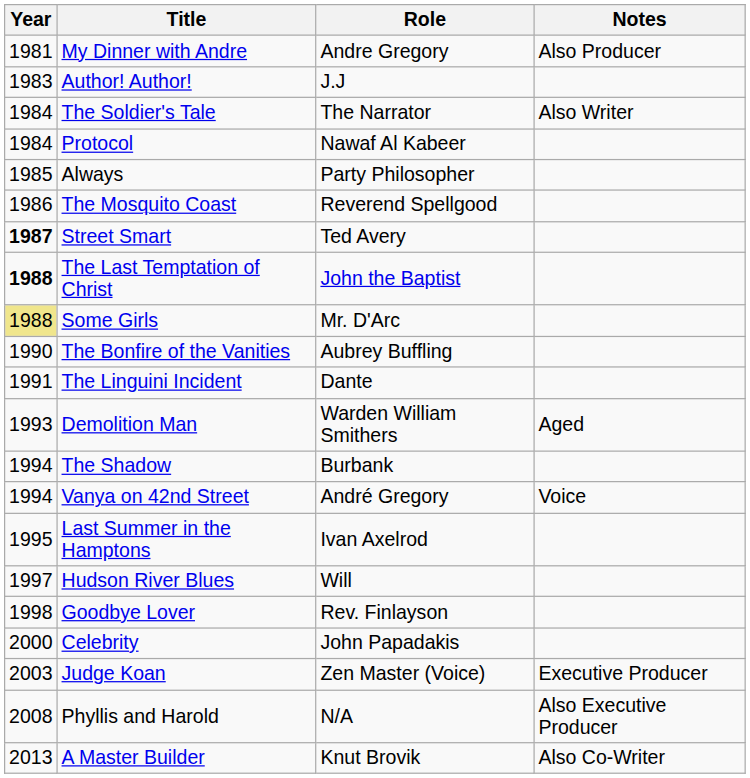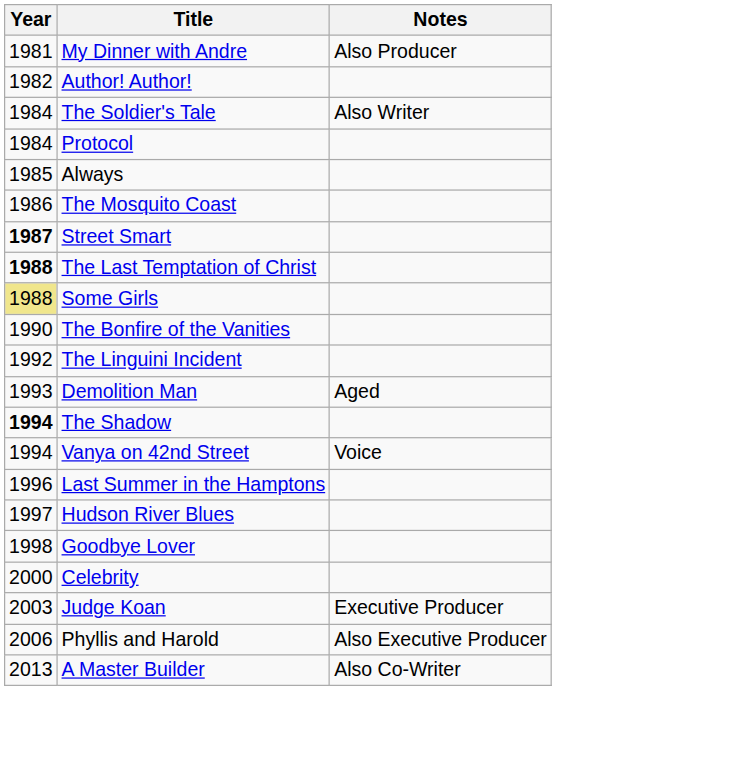- column: (425, 19)
(31, 81) 1983 -> (31, 81) 1982
(31, 382) 1991 -> (31, 360) 1992
(31, 466) normal -> (31, 422) bold
(31, 539) 1995 -> (31, 484) 1996
(31, 715) 2008 -> (31, 639) 2006
